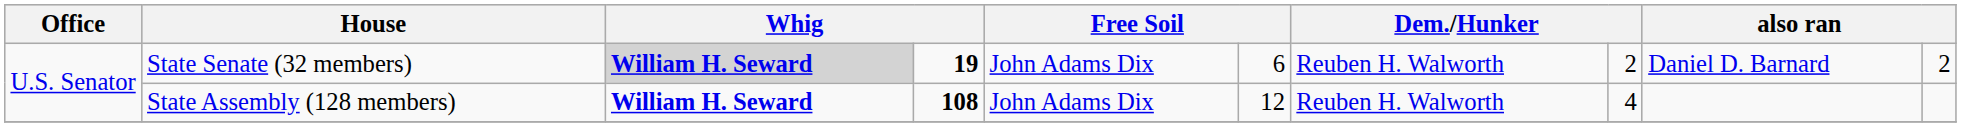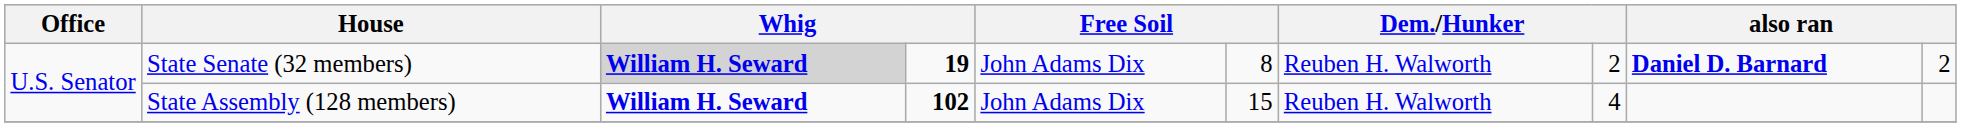(1279, 63) 6 -> (1266, 63) 8
(1739, 63) normal -> (1729, 63) bold
(960, 102) 108 -> (951, 102) 102
(1273, 102) 12 -> (1260, 102) 15
